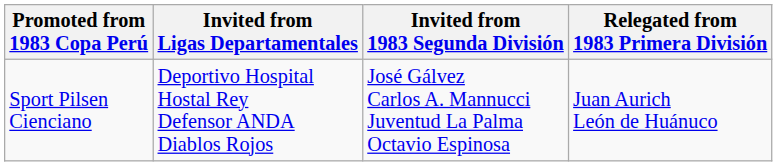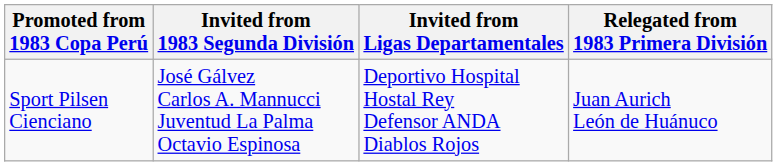columns swapped: (466, 32) <-> (258, 32)
